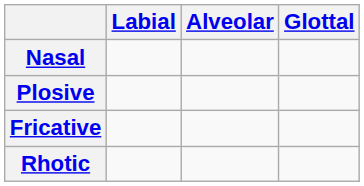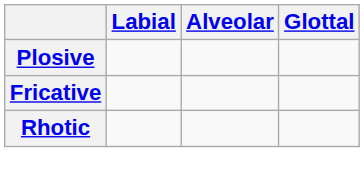- row: (56, 57)
